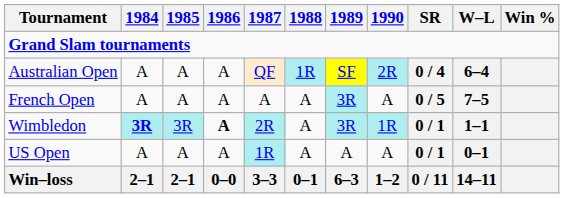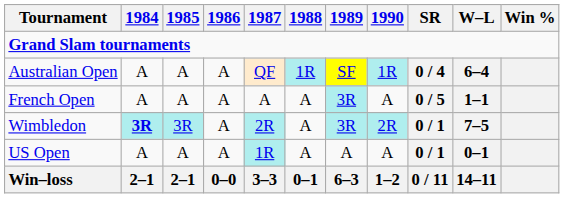(387, 71) 2R -> (387, 71) 1R
(477, 98) 7–5 -> (477, 98) 1–1
(224, 125) bold -> (224, 125) normal
(387, 125) 1R -> (387, 125) 2R
(477, 125) 1–1 -> (477, 125) 7–5
